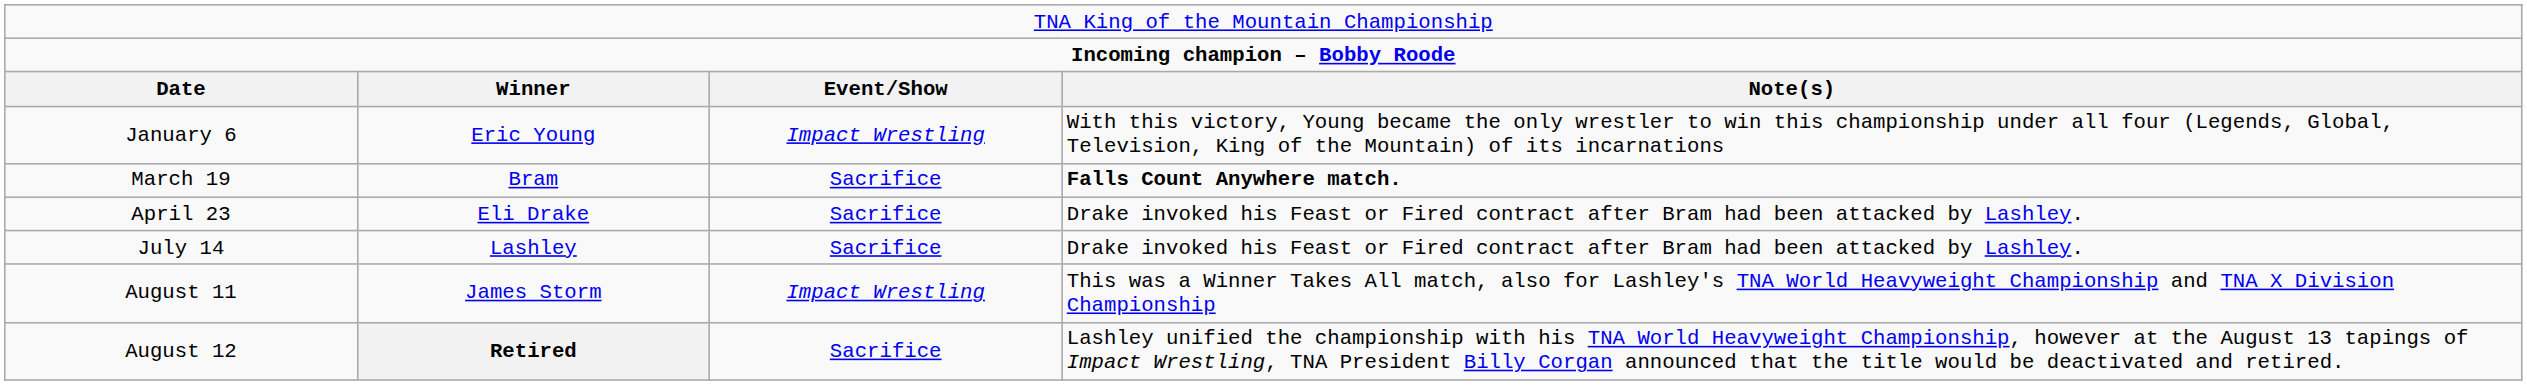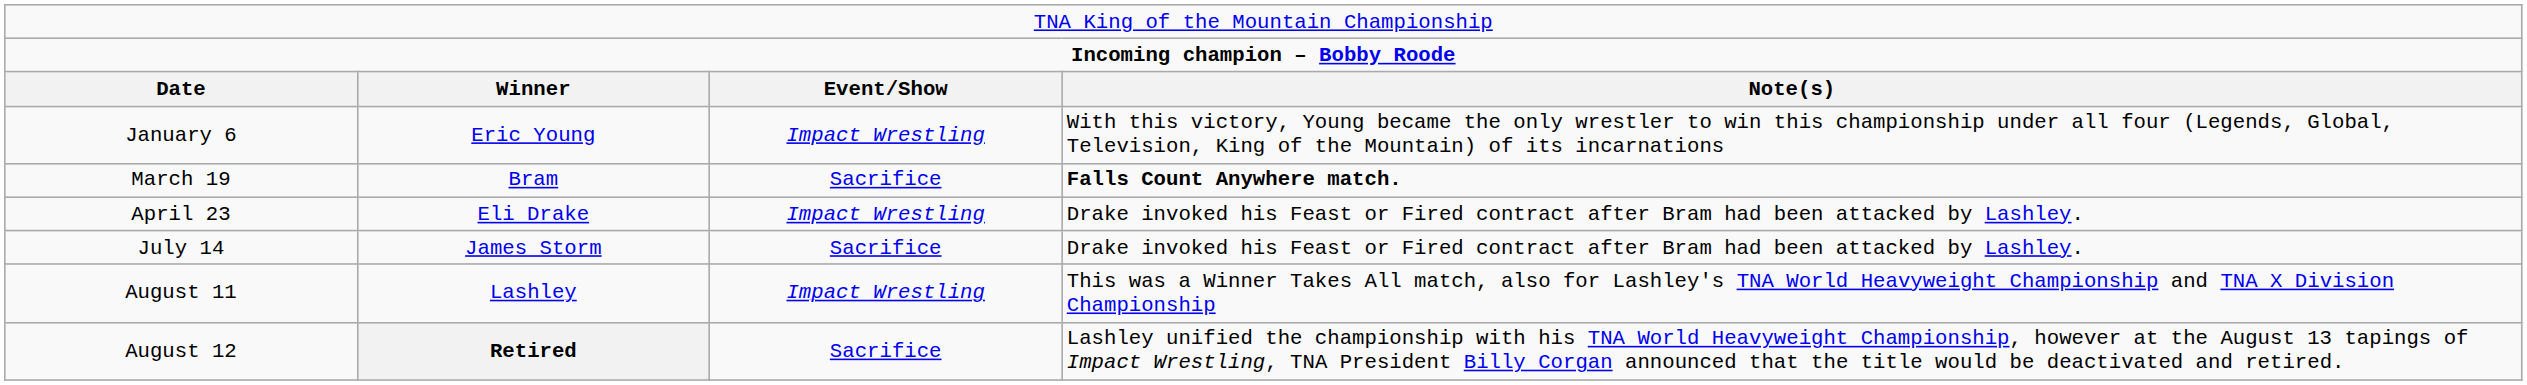(886, 214) Sacrifice -> (886, 214) Impact Wrestling
(533, 248) Lashley -> (533, 248) James Storm
(533, 293) James Storm -> (533, 293) Lashley
